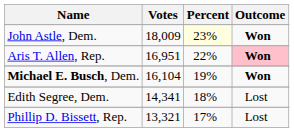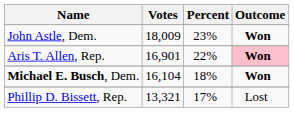(202, 35) lightyellow background -> (202, 35) no background
(163, 55) 16,951 -> (163, 55) 16,901
(202, 76) 19% -> (202, 76) 18%
- row: (58, 96)
